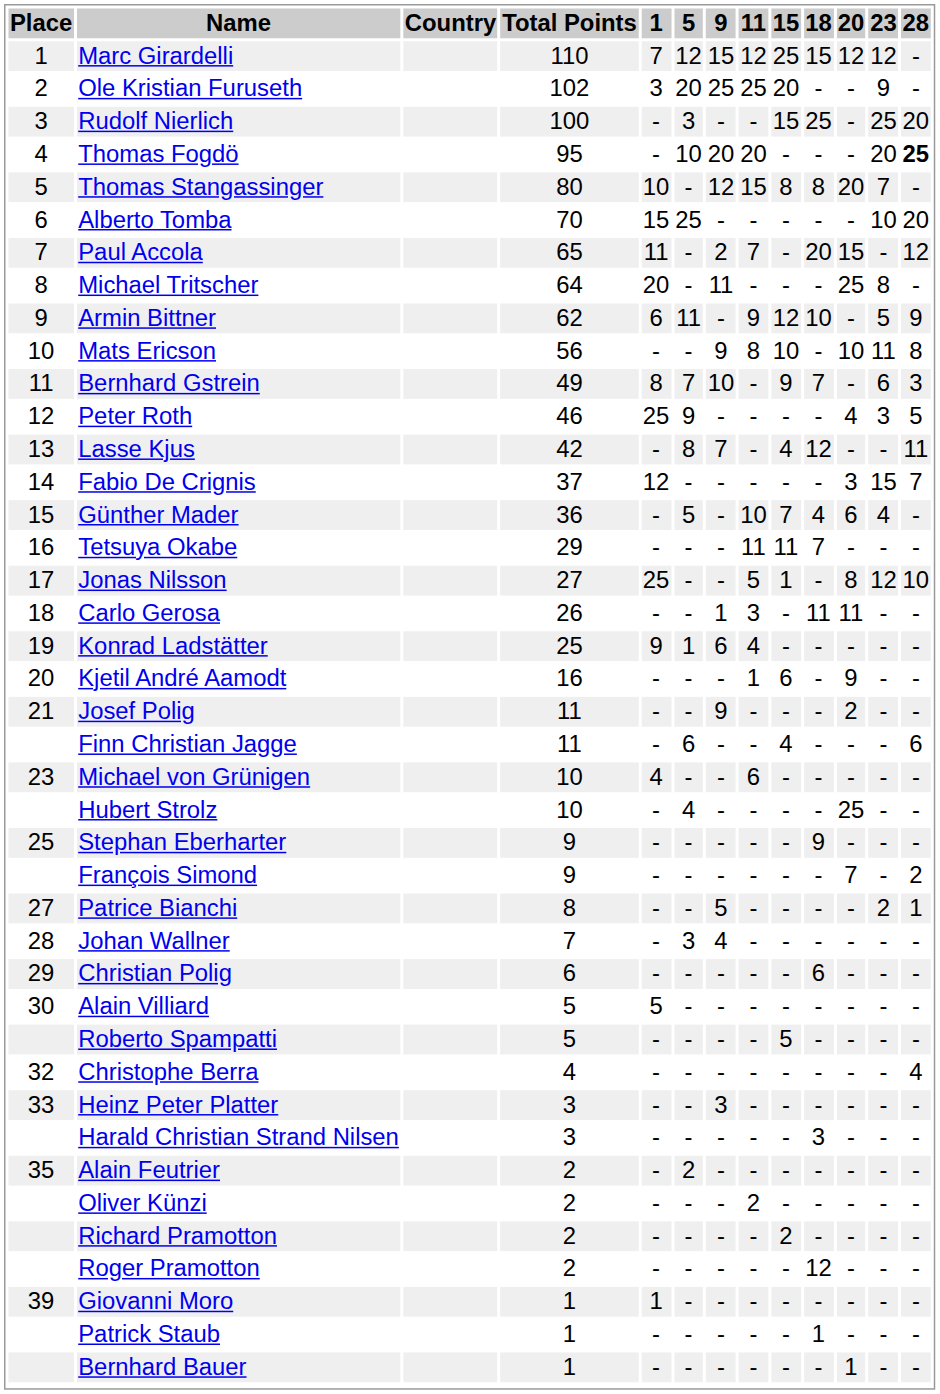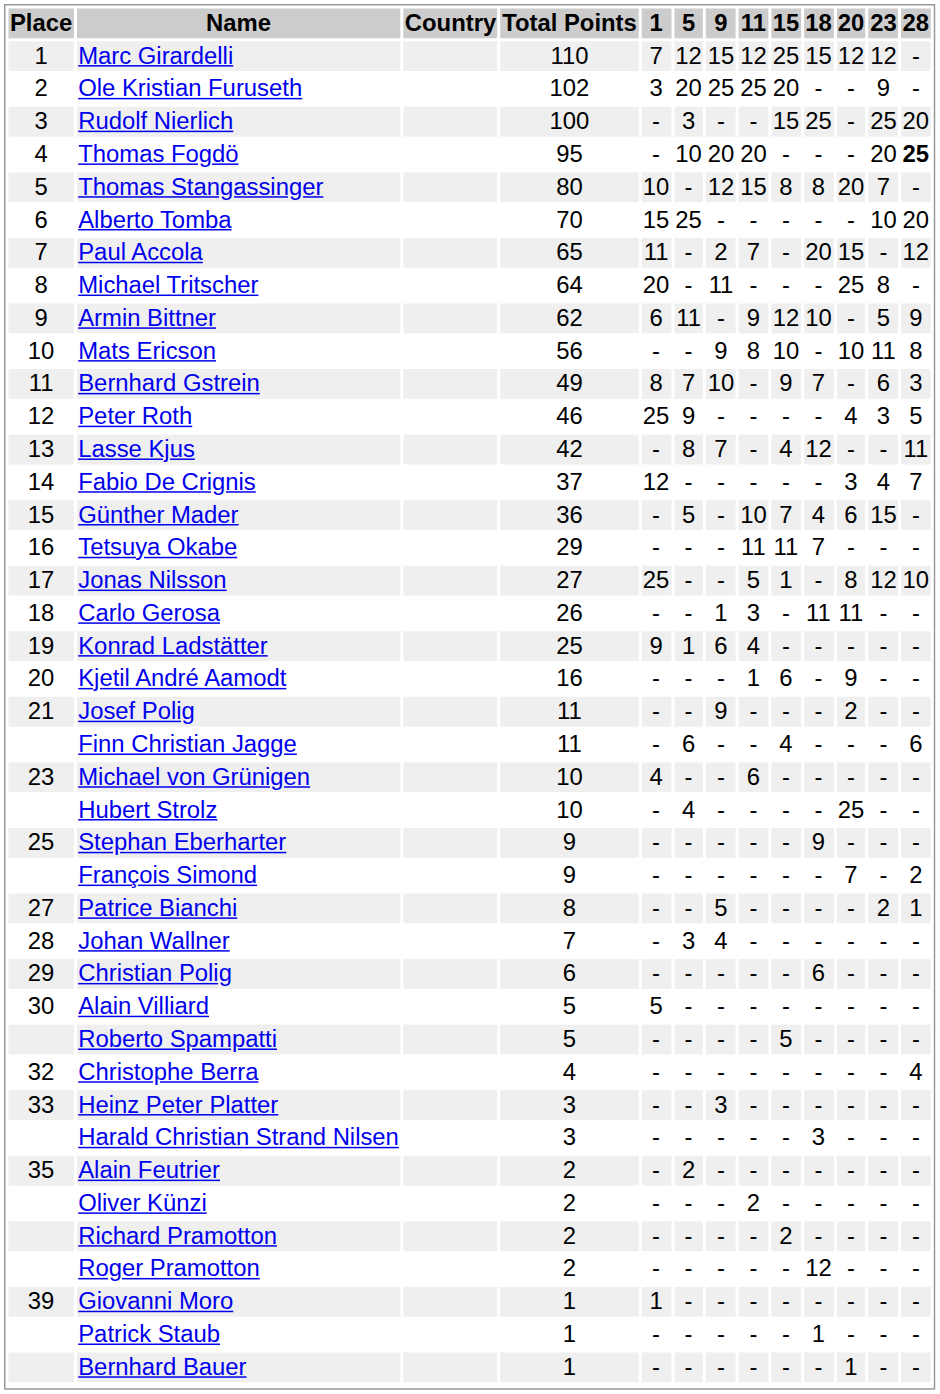(883, 482) 15 -> (883, 482) 4
(883, 514) 4 -> (883, 514) 15
